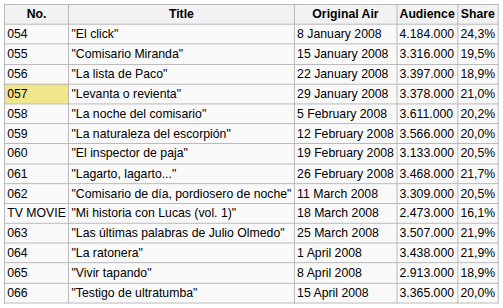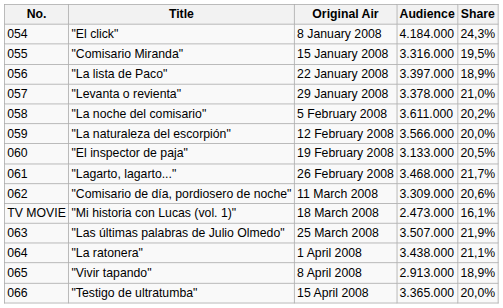(17, 93) khaki background -> (17, 93) no background
(478, 193) 20,5% -> (478, 193) 20,6%
(478, 252) 21,9% -> (478, 252) 21,1%
